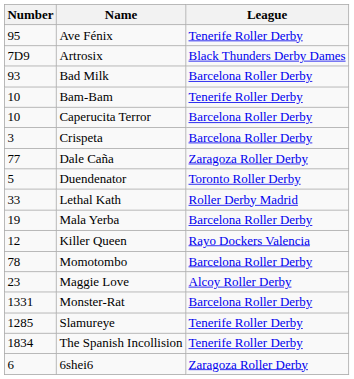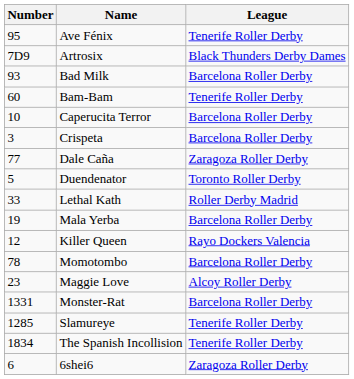(14, 96) 10 -> (14, 96) 60
